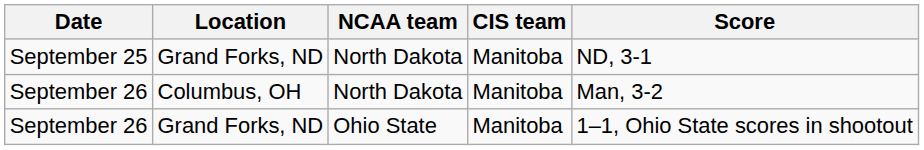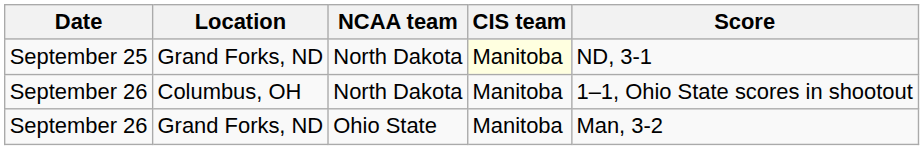(518, 56) no background -> (518, 56) lightyellow background
(620, 91) Man, 3-2 -> (745, 91) 1–1, Ohio State scores in shootout
(745, 126) 1–1, Ohio State scores in shootout -> (620, 126) Man, 3-2
